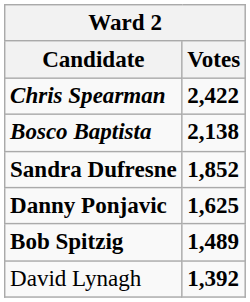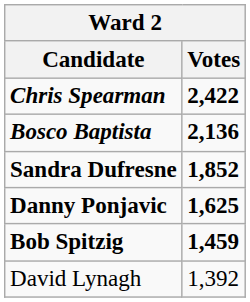(213, 132) 2,138 -> (213, 132) 2,136
(213, 242) 1,489 -> (213, 242) 1,459
(213, 278) bold -> (213, 278) normal
